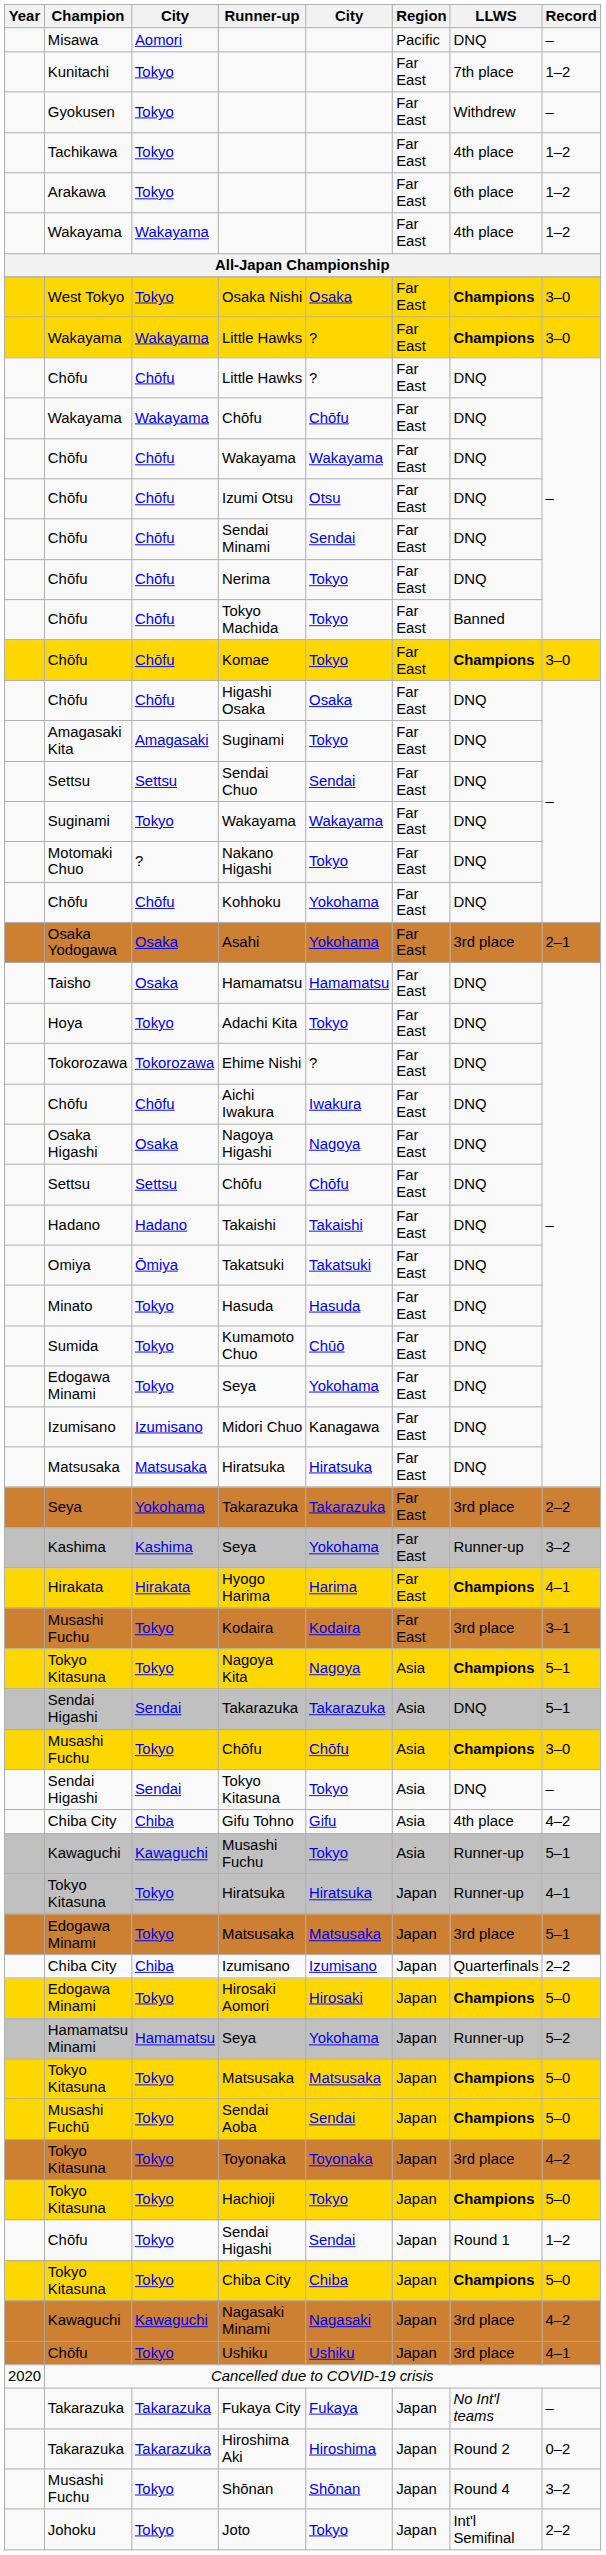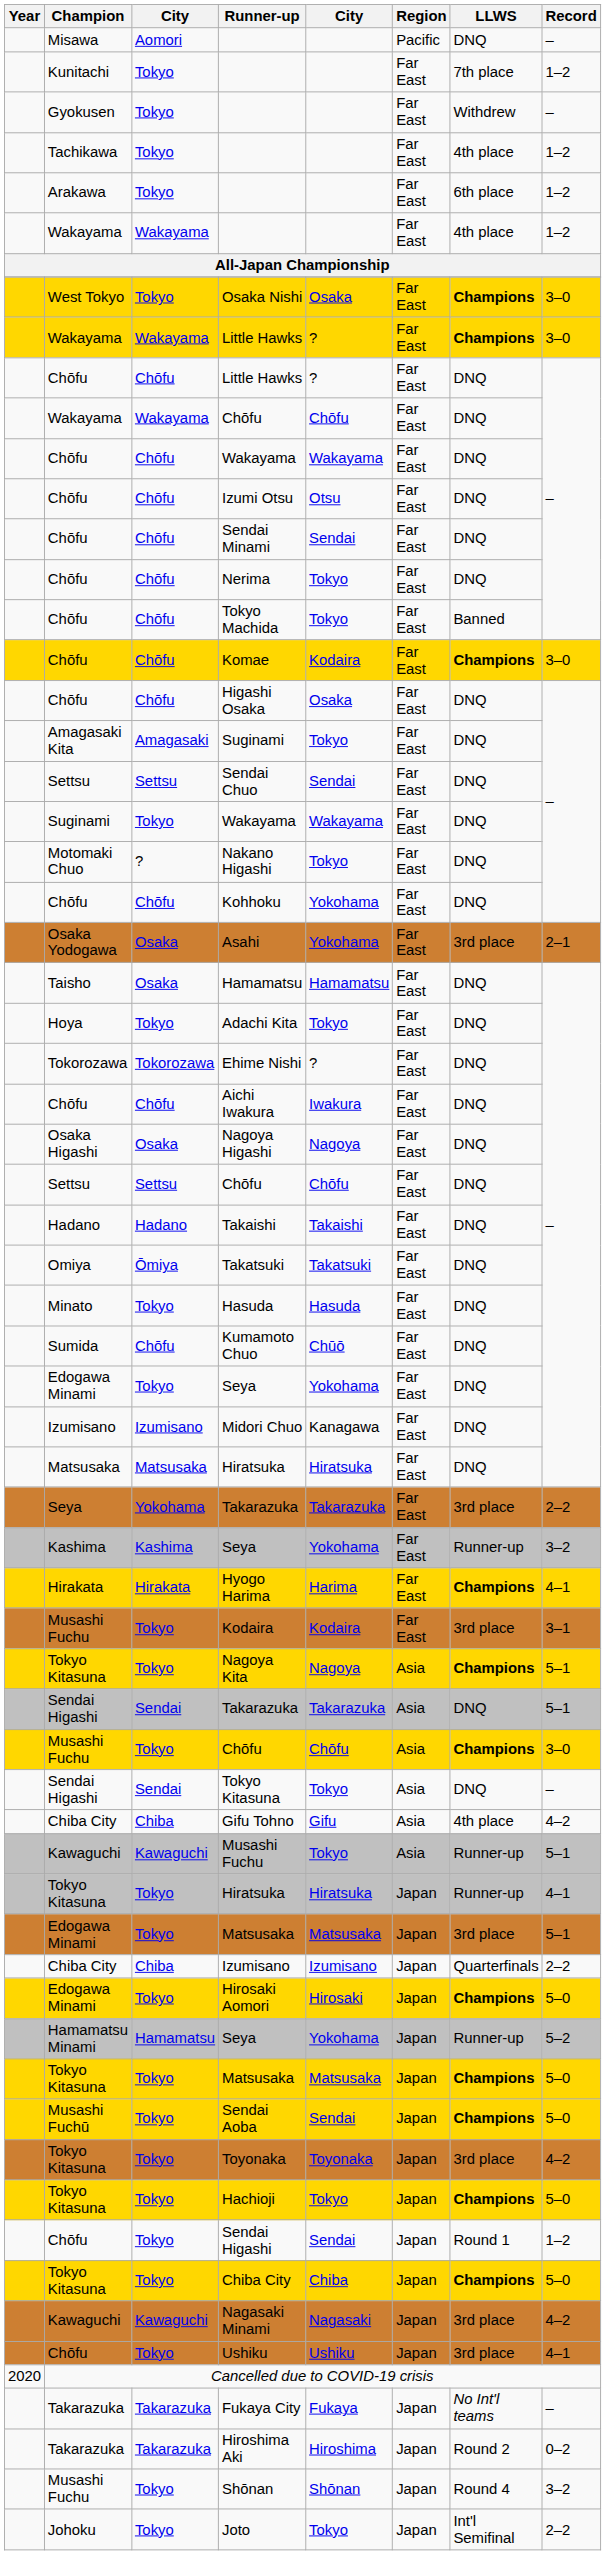(329, 660) Tokyo -> (335, 660) Kodaira
(154, 1345) Tokyo -> (155, 1345) Chōfu
